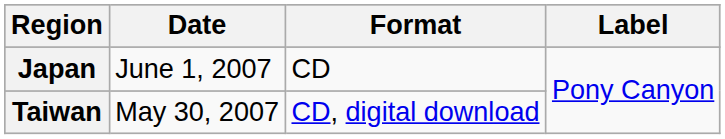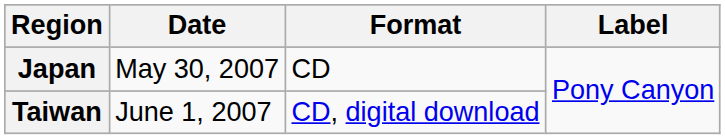(193, 68) June 1, 2007 -> (197, 68) May 30, 2007
(197, 111) May 30, 2007 -> (193, 111) June 1, 2007
